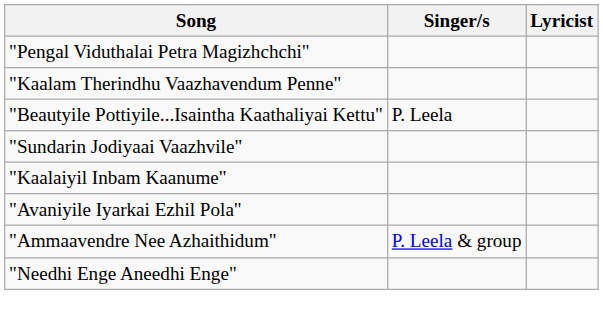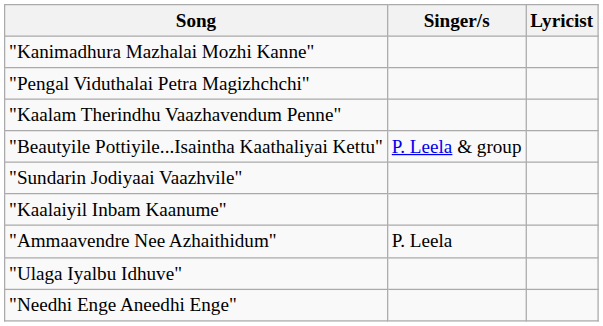+ row: (162, 52)
(422, 115) P. Leela -> (457, 146) P. Leela & group
- row: (125, 209)
(457, 241) P. Leela & group -> (422, 241) P. Leela
+ row: (96, 273)
